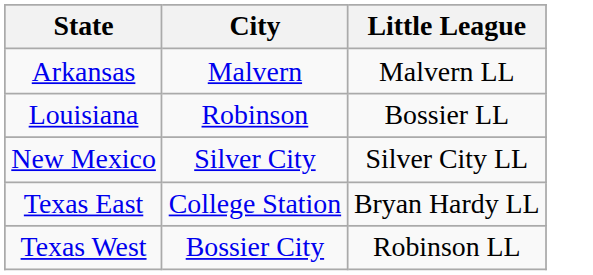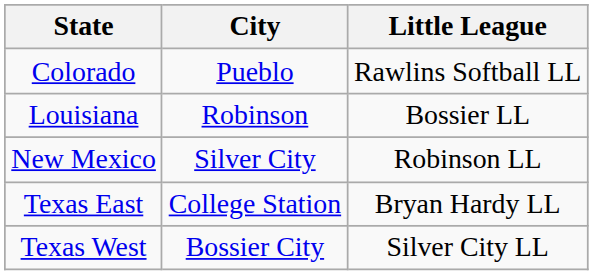- row: (84, 70)
+ row: (84, 70)
(447, 159) Silver City LL -> (468, 159) Robinson LL
(447, 247) Robinson LL -> (468, 247) Silver City LL
